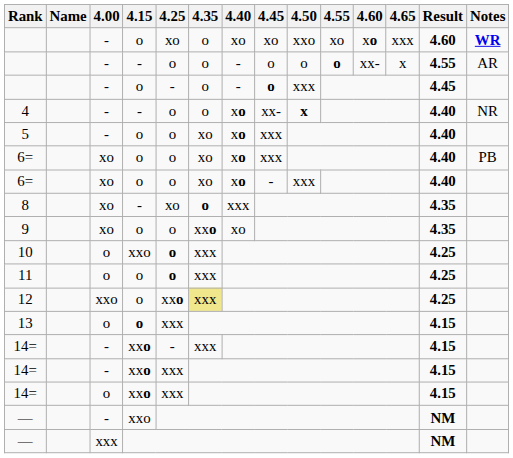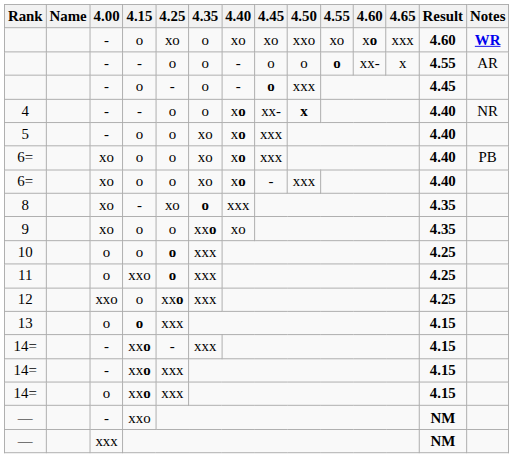(139, 252) xxo -> (139, 252) o
(139, 275) o -> (139, 275) xxo
(205, 299) khaki background -> (205, 299) no background
